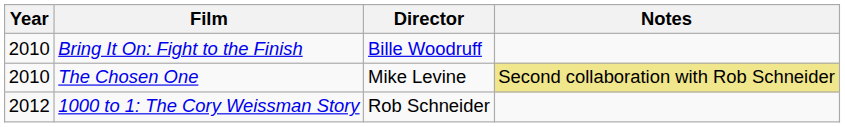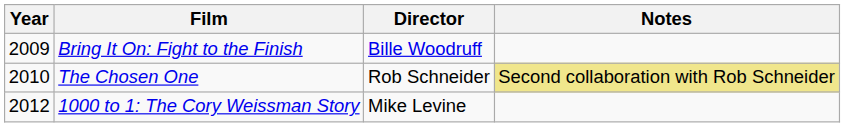(29, 48) 2010 -> (29, 48) 2009
(417, 77) Mike Levine -> (429, 77) Rob Schneider
(429, 106) Rob Schneider -> (417, 106) Mike Levine
